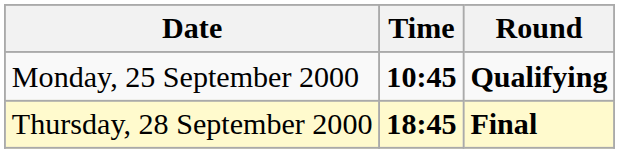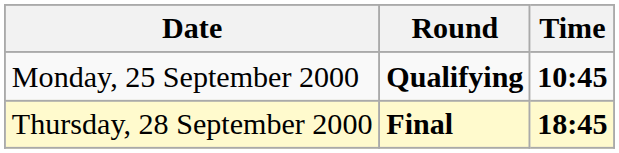columns swapped: (421, 28) <-> (539, 28)
